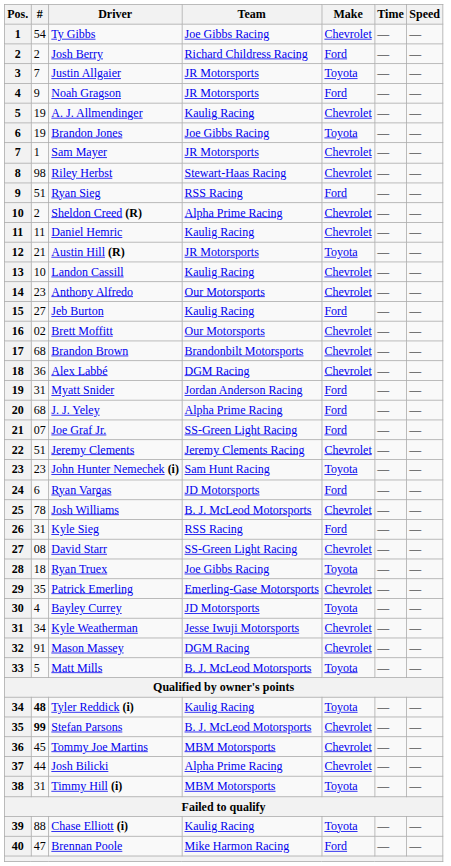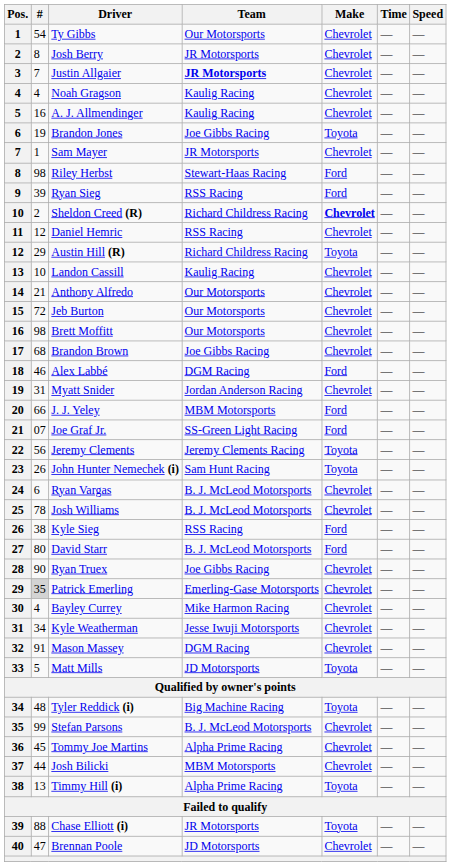(227, 34) Joe Gibbs Racing -> (225, 34) Our Motorsports
(37, 54) 2 -> (37, 54) 8
(246, 54) Richard Childress Racing -> (222, 54) JR Motorsports
(336, 54) Ford -> (348, 54) Chevrolet
(222, 73) normal -> (225, 73) bold
(341, 73) Toyota -> (348, 73) Chevrolet
(37, 93) 9 -> (37, 93) 4
(222, 93) JR Motorsports -> (219, 93) Kaulig Racing
(336, 93) Ford -> (348, 93) Chevrolet
(40, 113) 19 -> (40, 113) 16
(348, 172) Chevrolet -> (336, 172) Ford
(40, 192) 51 -> (40, 192) 39
(234, 212) Alpha Prime Racing -> (246, 212) Richard Childress Racing
(348, 212) normal -> (350, 212) bold
(40, 232) 11 -> (40, 232) 12
(219, 232) Kaulig Racing -> (214, 232) RSS Racing
(40, 252) 21 -> (40, 252) 29
(222, 252) JR Motorsports -> (246, 252) Richard Childress Racing
(40, 291) 23 -> (40, 291) 21
(40, 311) 27 -> (40, 311) 72
(219, 311) Kaulig Racing -> (225, 311) Our Motorsports
(336, 311) Ford -> (348, 311) Chevrolet
(40, 331) 02 -> (40, 331) 98
(244, 351) Brandonbilt Motorsports -> (227, 351) Joe Gibbs Racing
(40, 370) 36 -> (40, 370) 46
(348, 370) Chevrolet -> (336, 370) Ford
(336, 390) Ford -> (348, 390) Chevrolet
(40, 410) 68 -> (40, 410) 66
(234, 410) Alpha Prime Racing -> (230, 410) MBM Motorsports
(40, 450) 51 -> (40, 450) 56
(348, 450) Chevrolet -> (341, 450) Toyota
(40, 469) 23 -> (40, 469) 26
(222, 489) JD Motorsports -> (248, 489) B. J. McLeod Motorsports
(336, 489) Ford -> (348, 489) Chevrolet
(40, 529) 31 -> (40, 529) 38
(40, 549) 08 -> (40, 549) 80
(241, 549) SS-Green Light Racing -> (248, 549) B. J. McLeod Motorsports
(348, 549) Chevrolet -> (336, 549) Ford
(40, 568) 18 -> (40, 568) 90
(341, 568) Toyota -> (348, 568) Chevrolet
(40, 588) no background -> (40, 588) lightgrey background
(222, 608) JD Motorsports -> (237, 608) Mike Harmon Racing
(341, 608) Toyota -> (348, 608) Chevrolet
(248, 667) B. J. McLeod Motorsports -> (222, 667) JD Motorsports
(40, 707) bold -> (40, 707) normal
(219, 707) Kaulig Racing -> (234, 707) Big Machine Racing
(40, 727) bold -> (40, 727) normal
(230, 747) MBM Motorsports -> (234, 747) Alpha Prime Racing
(234, 766) Alpha Prime Racing -> (230, 766) MBM Motorsports
(40, 786) 31 -> (40, 786) 13
(230, 786) MBM Motorsports -> (234, 786) Alpha Prime Racing
(219, 826) Kaulig Racing -> (222, 826) JR Motorsports
(237, 846) Mike Harmon Racing -> (222, 846) JD Motorsports
(336, 846) Ford -> (348, 846) Chevrolet
